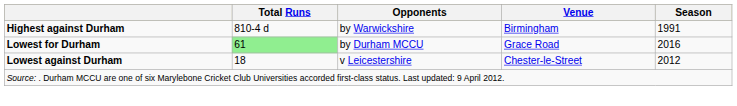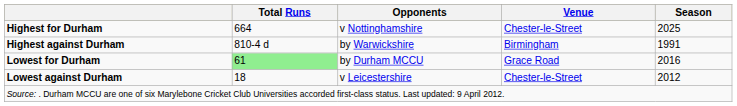+ row: (54, 28)
